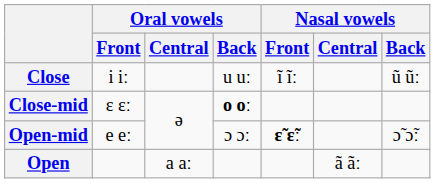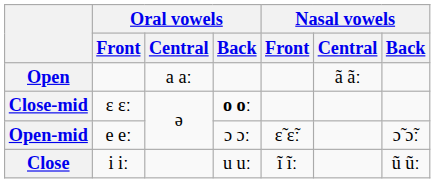rows swapped: (48, 76) <-> (48, 163)
(287, 134) bold -> (287, 134) normal
